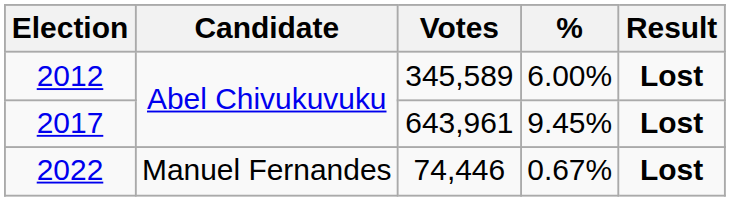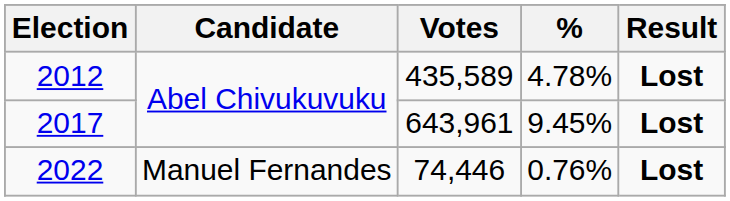(459, 75) 345,589 -> (459, 75) 435,589
(570, 75) 6.00% -> (570, 75) 4.78%
(570, 170) 0.67% -> (570, 170) 0.76%
